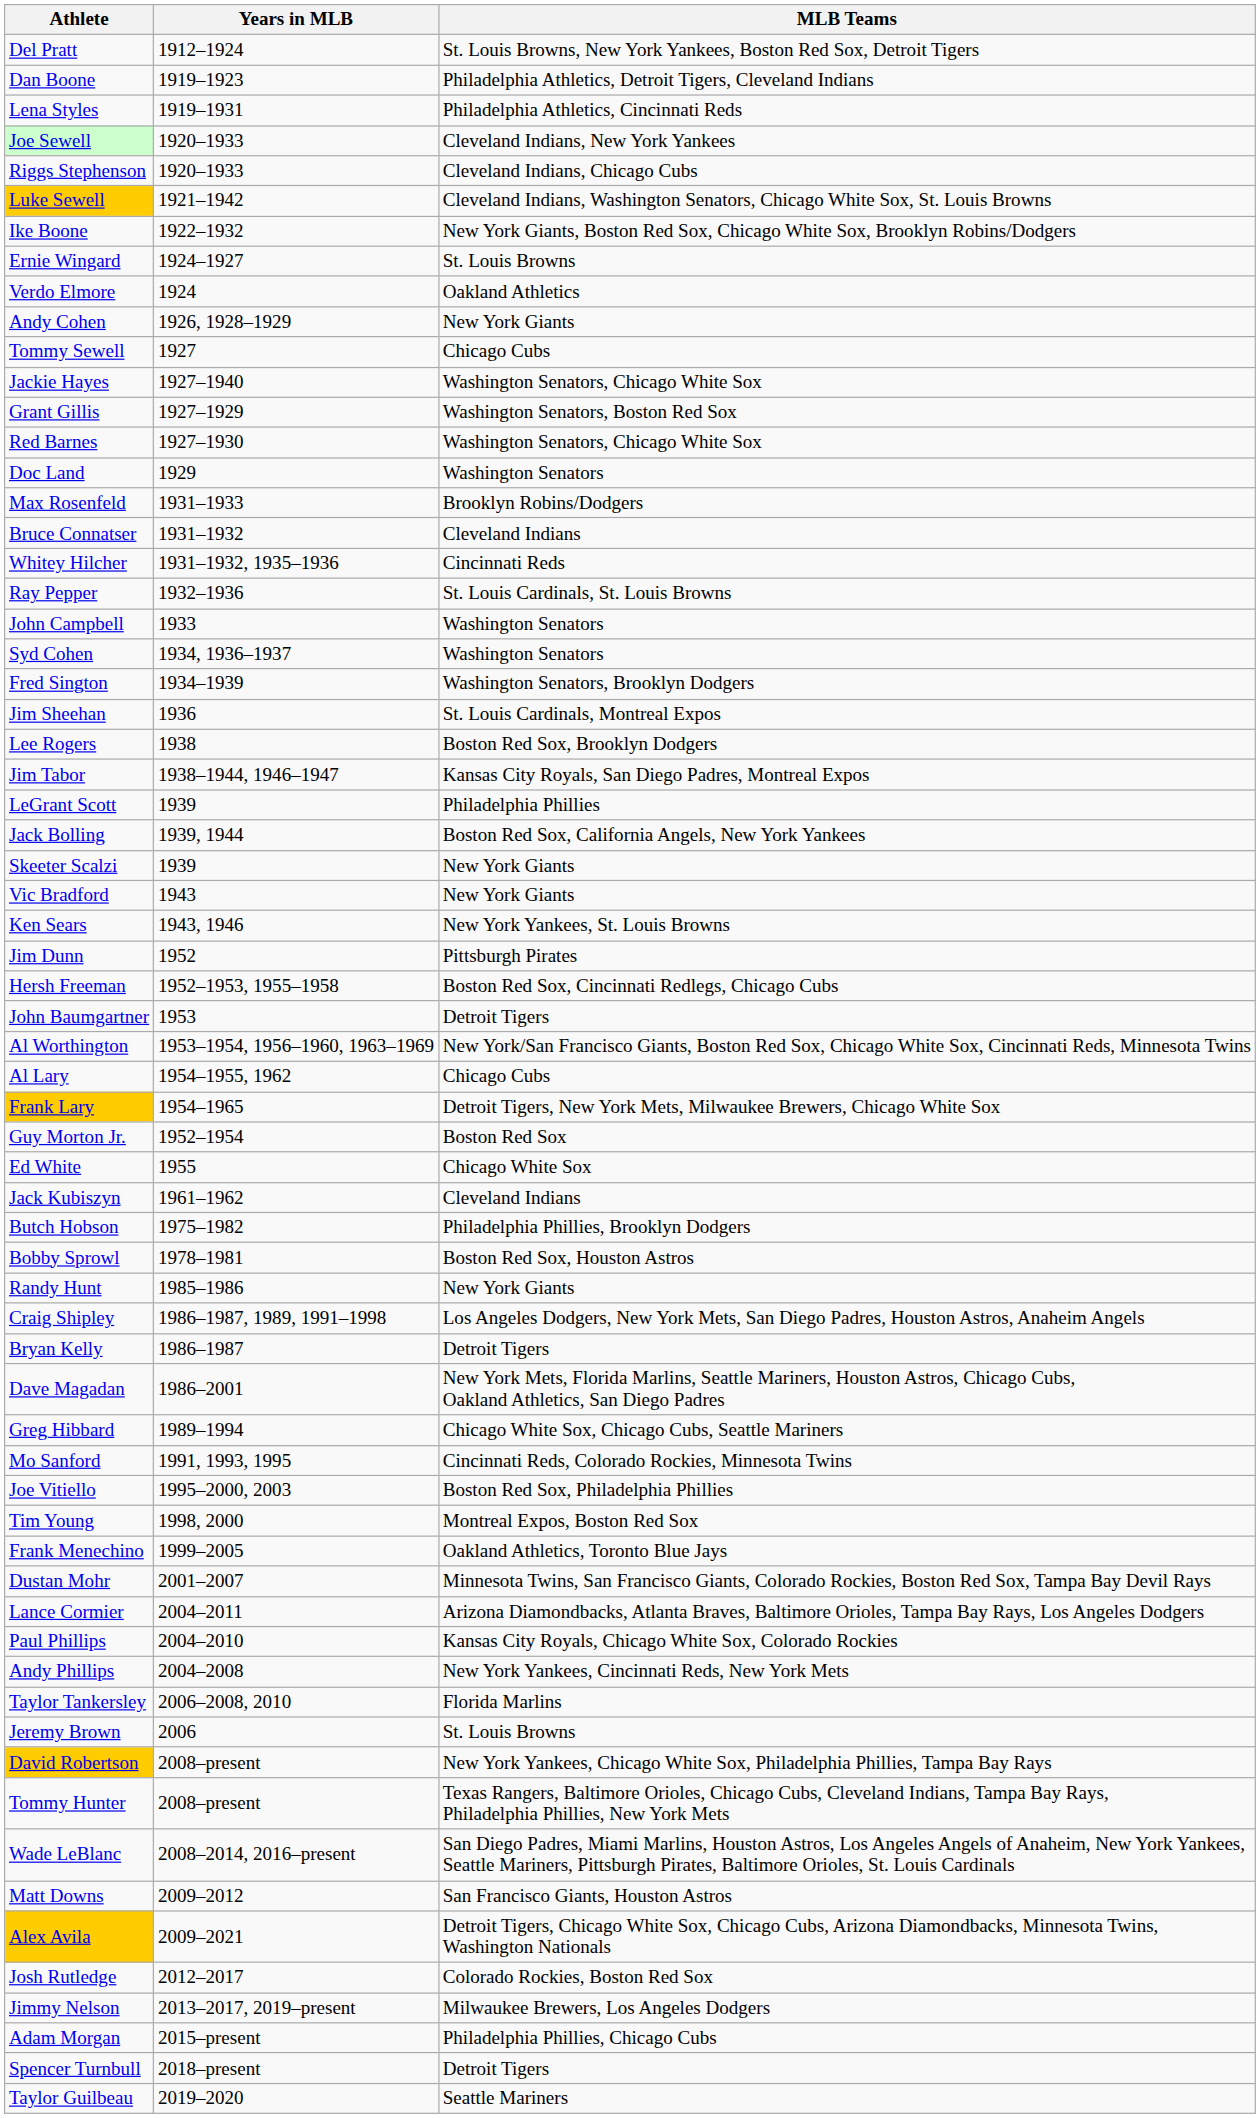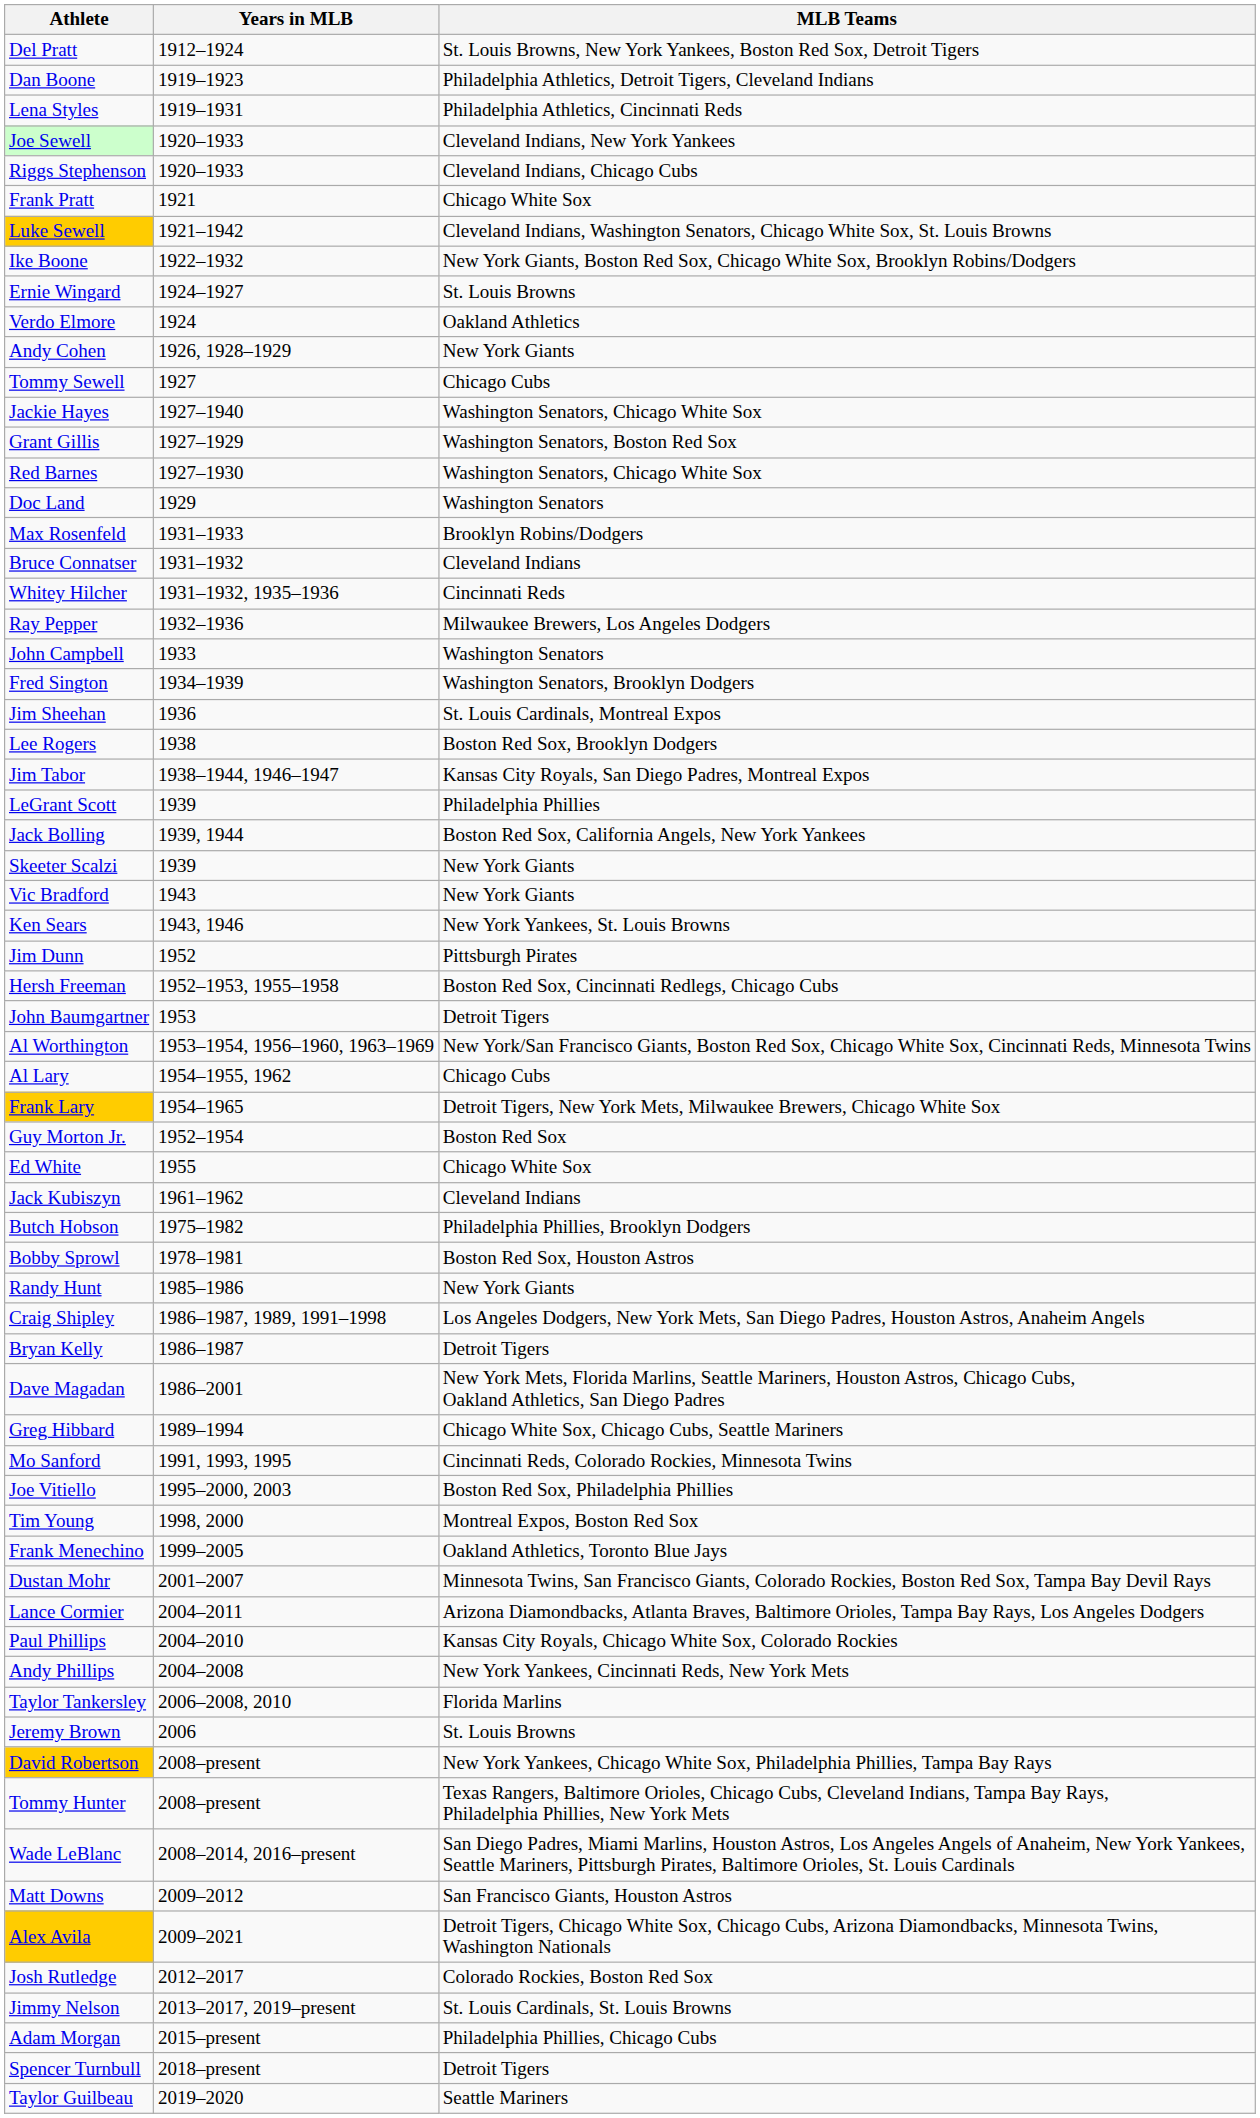+ row: (52, 200)
(587, 593) St. Louis Cardinals, St. Louis Browns -> (606, 623) Milwaukee Brewers, Los Angeles Dodgers
- row: (51, 653)
(606, 2007) Milwaukee Brewers, Los Angeles Dodgers -> (587, 2007) St. Louis Cardinals, St. Louis Browns
